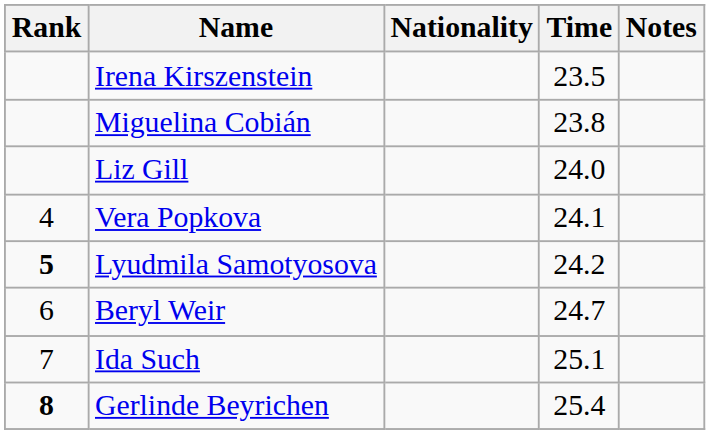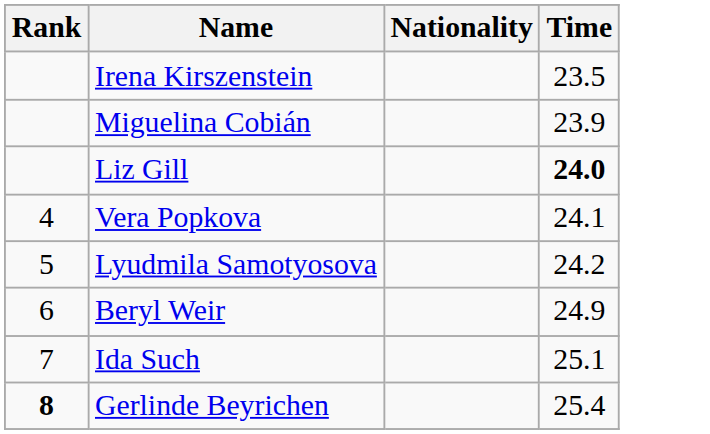- column: (661, 28)
(579, 122) 23.8 -> (579, 122) 23.9
(579, 169) normal -> (579, 169) bold
(47, 264) bold -> (47, 264) normal
(579, 311) 24.7 -> (579, 311) 24.9
